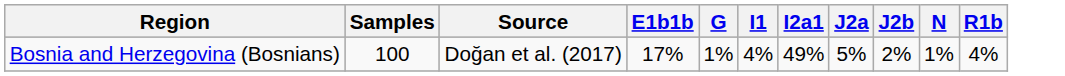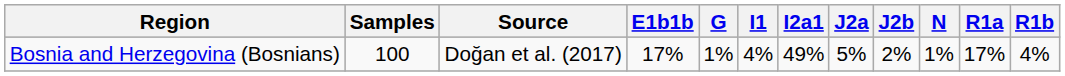+ column: (984, 22)
